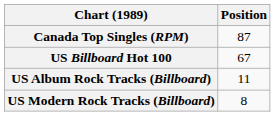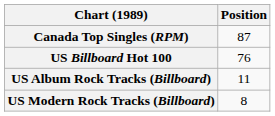(244, 57) 67 -> (244, 57) 76
